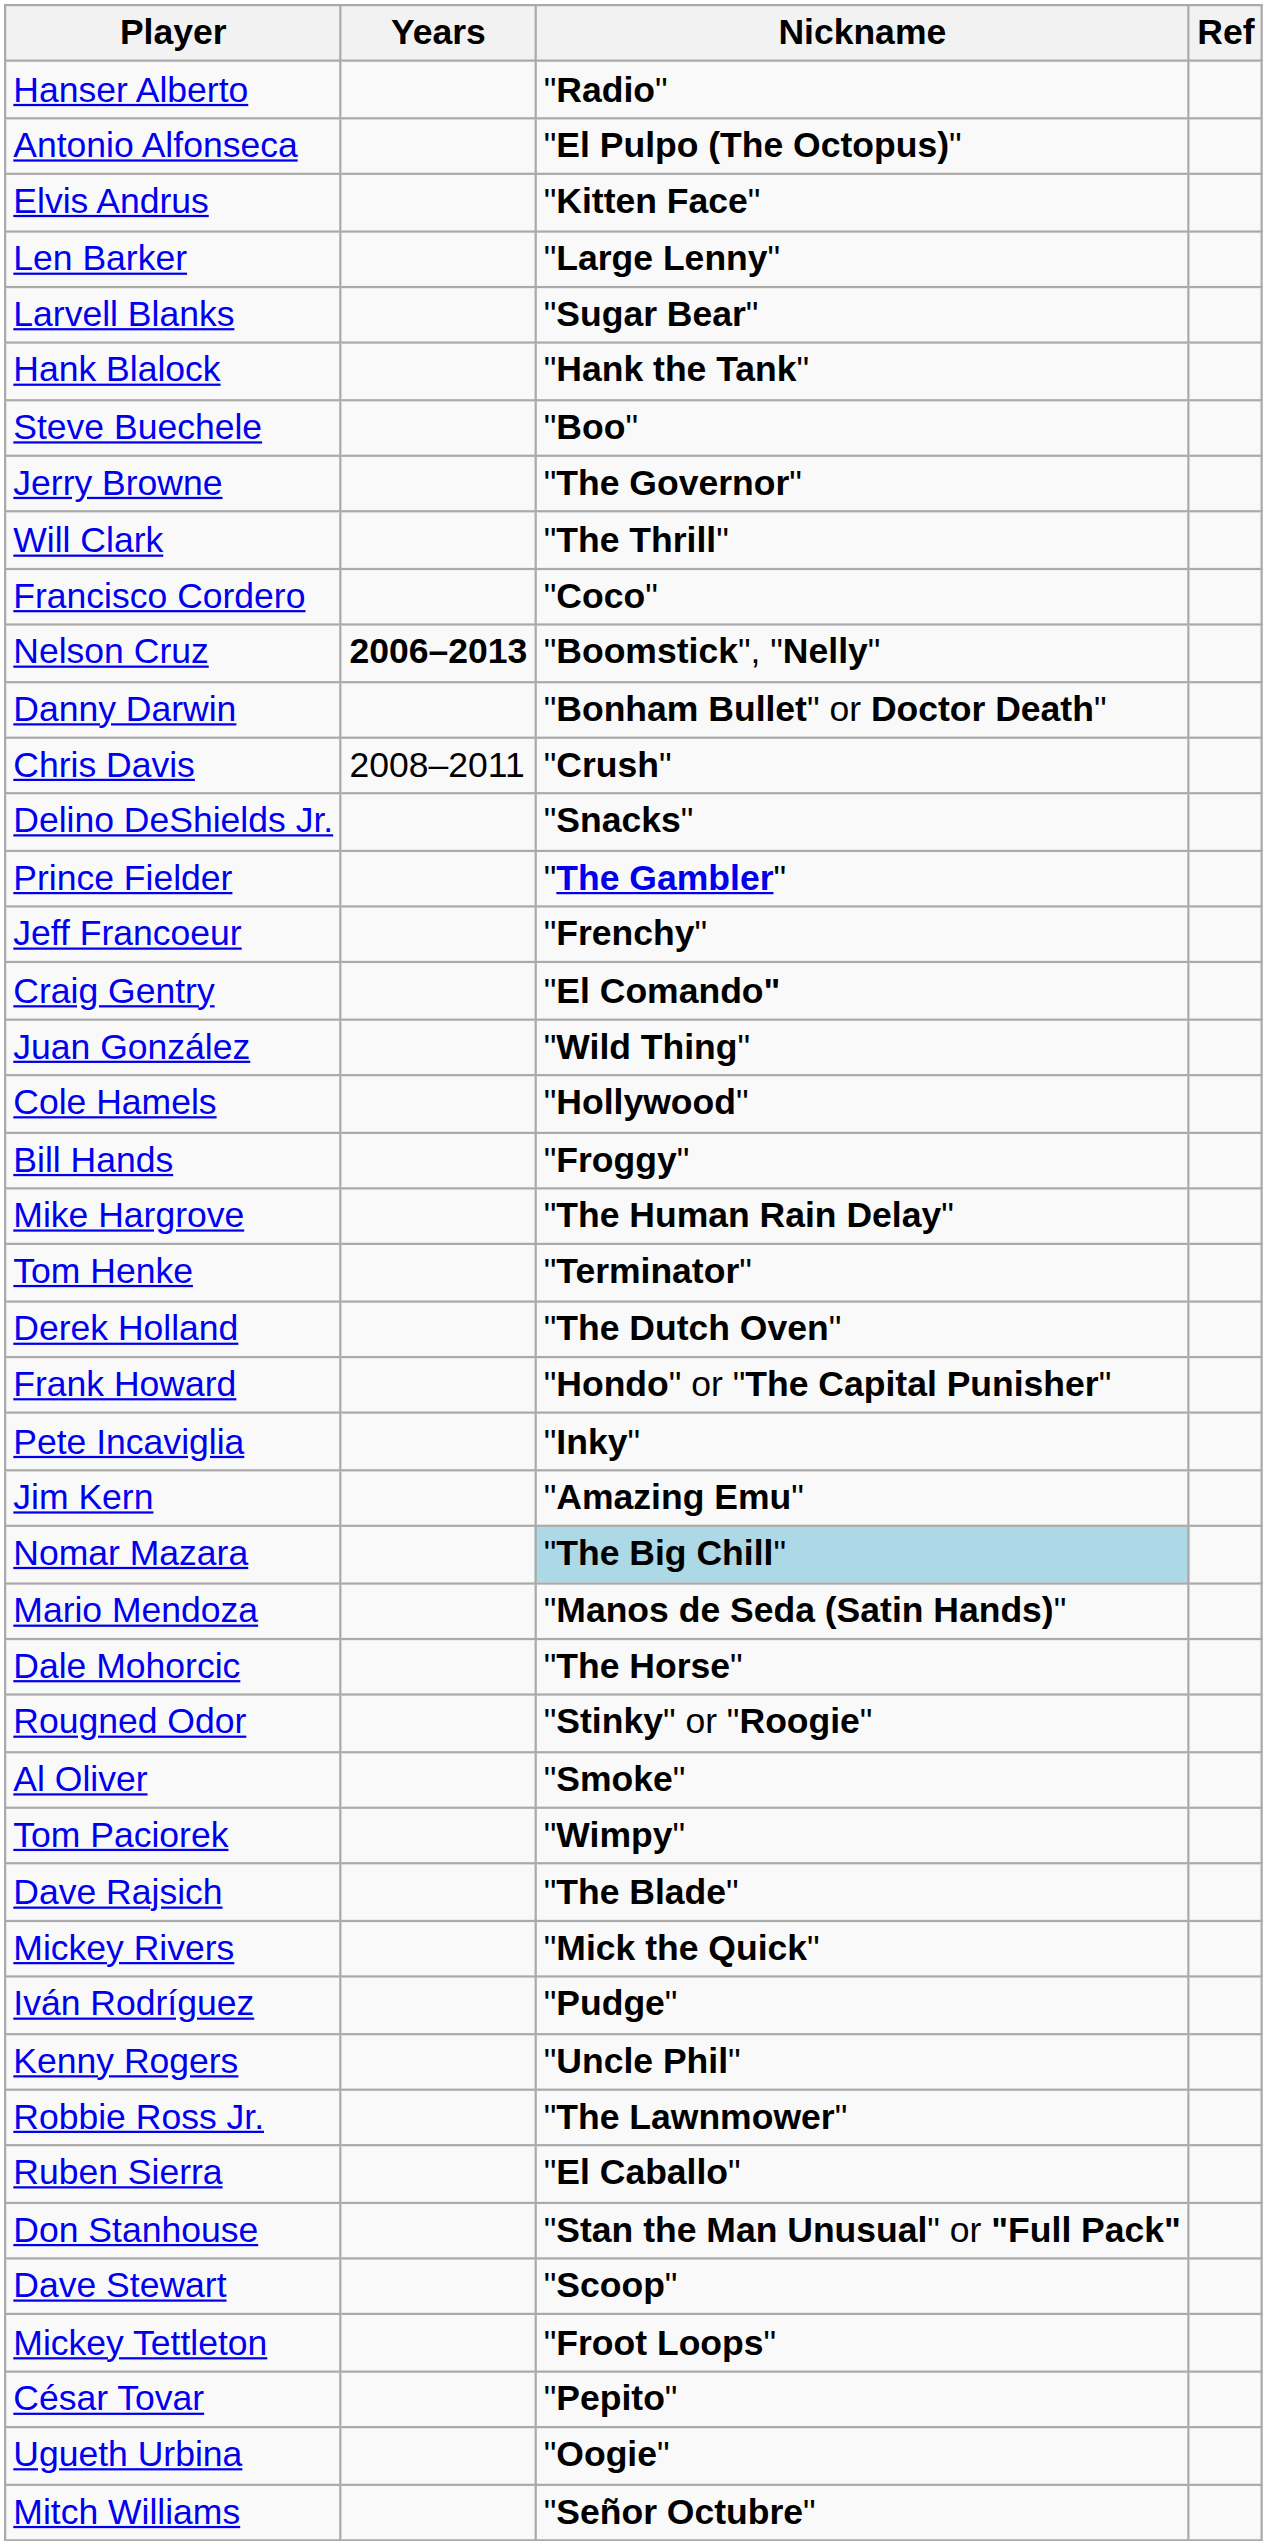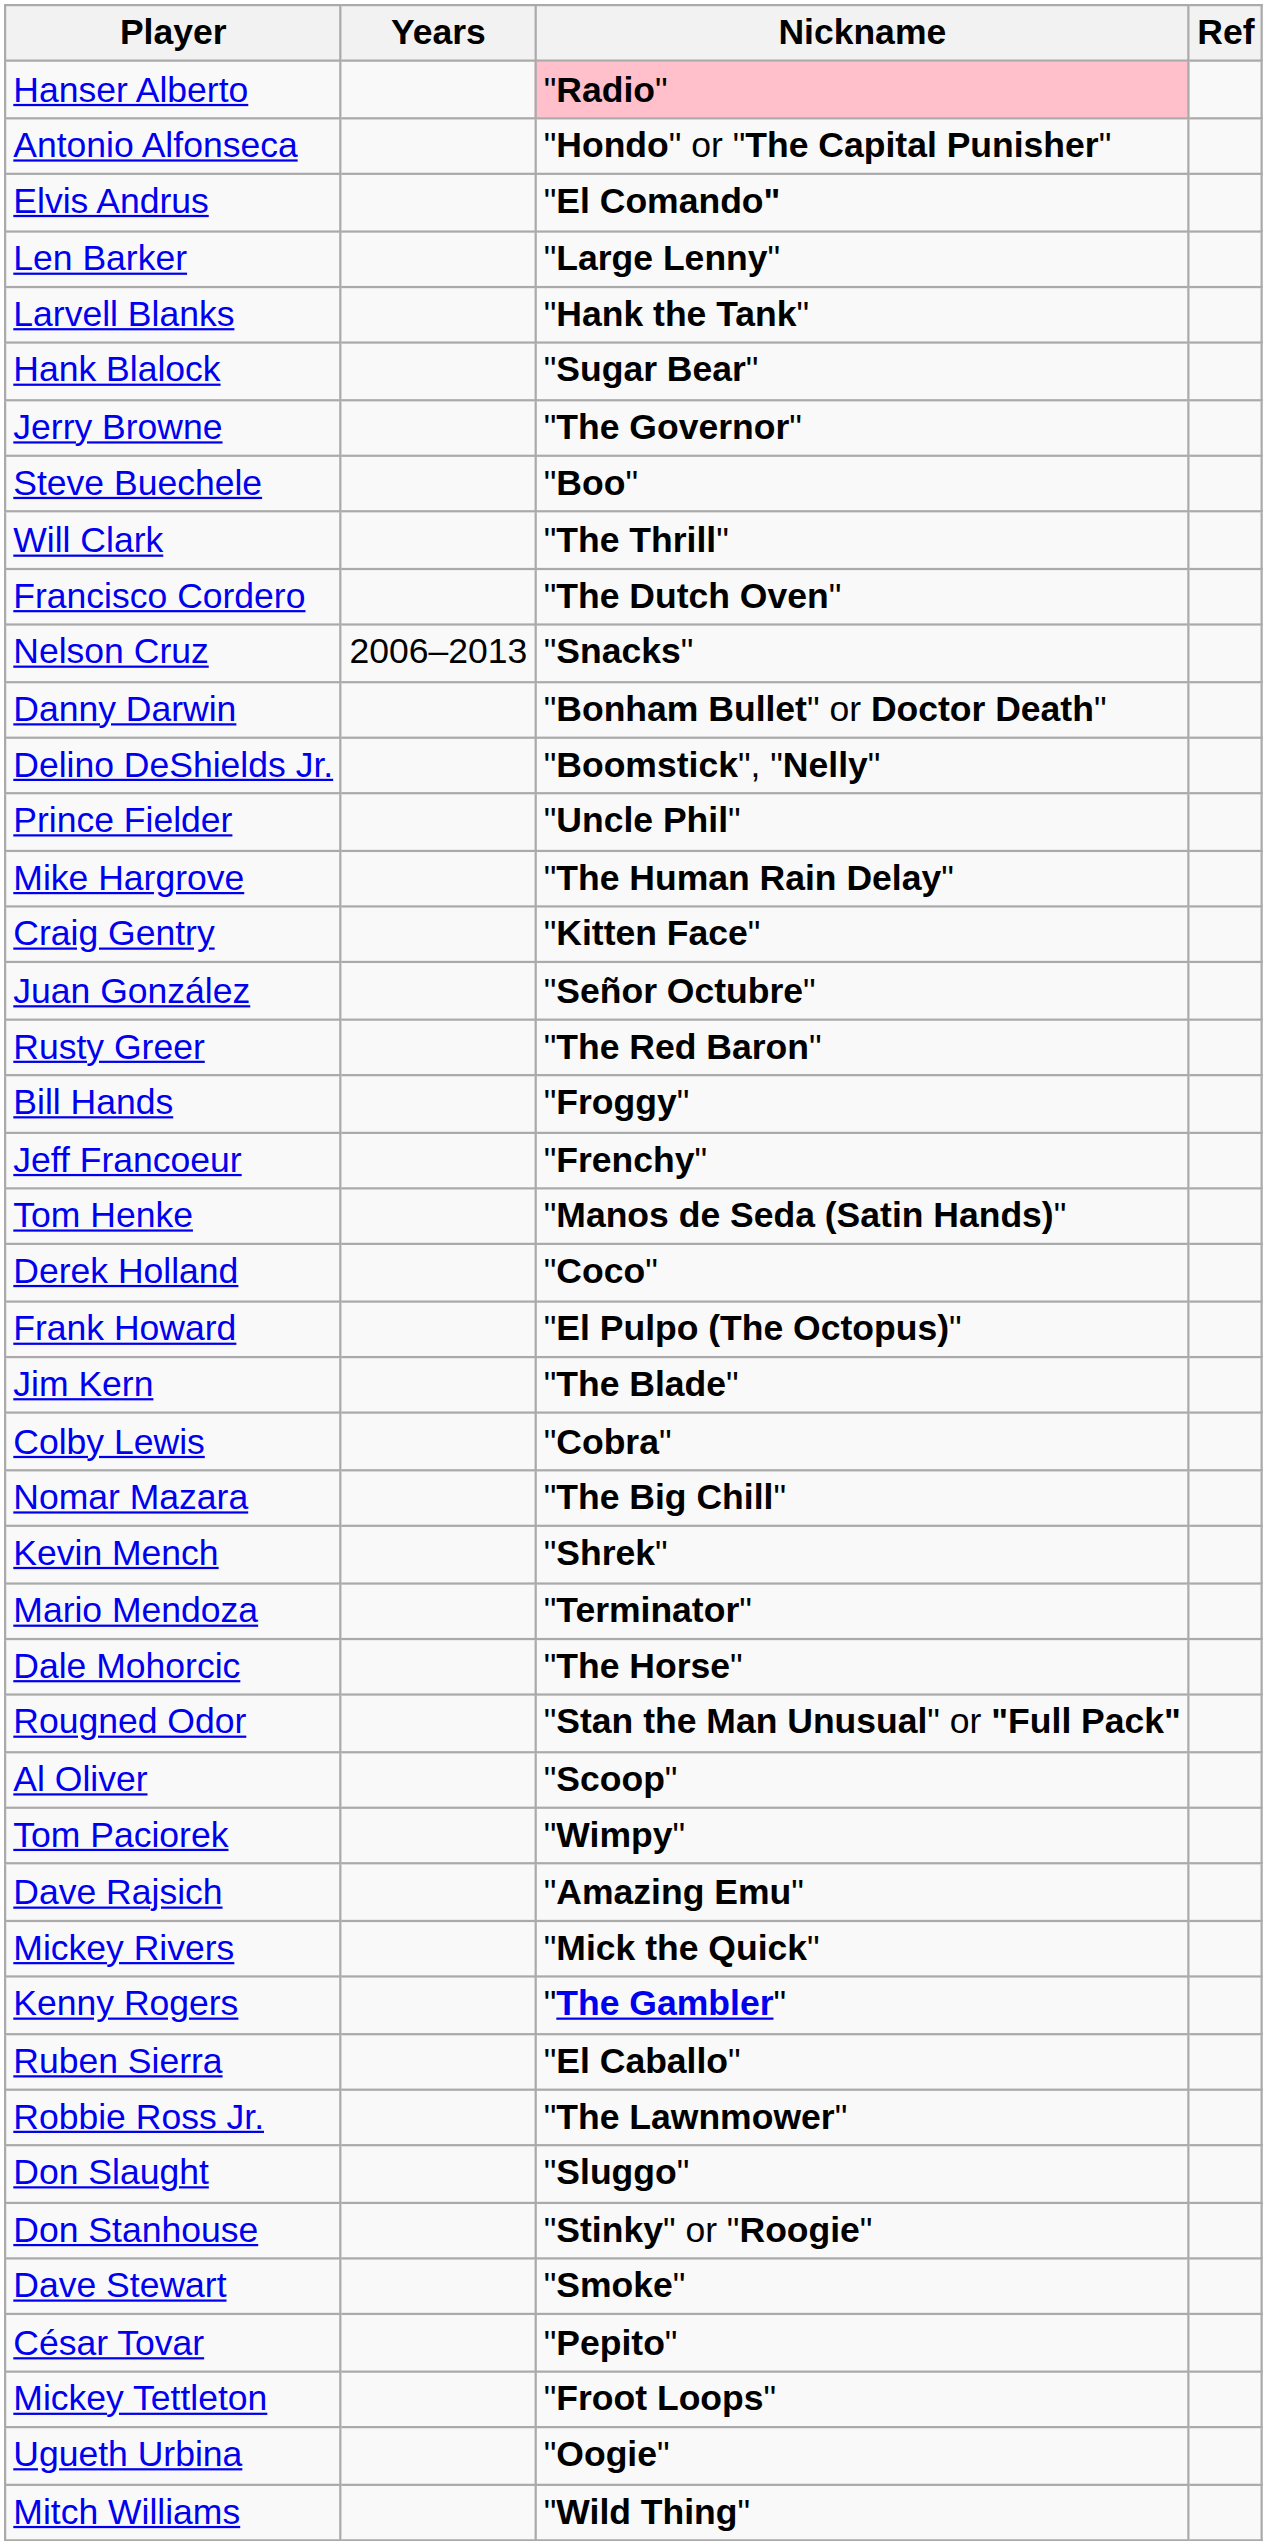(606, 88) no background -> (606, 88) pink background
(753, 145) "El Pulpo (The Octopus)" -> (827, 145) "Hondo" or "The Capital Punisher"
(652, 201) "Kitten Face" -> (662, 201) "El Comando"
(651, 314) "Sugar Bear" -> (676, 314) "Hank the Tank"
(676, 370) "Hank the Tank" -> (651, 370) "Sugar Bear"
rows swapped: (118, 483) <-> (138, 426)
(601, 595) "Coco" -> (693, 595) "The Dutch Oven"
(438, 652) bold -> (438, 652) normal
(712, 652) "Boomstick", "Nelly" -> (619, 652) "Snacks"
- row: (104, 764)
(619, 821) "Snacks" -> (712, 764) "Boomstick", "Nelly"
(665, 877) "The Gambler" -> (642, 821) "Uncle Phil"
rows swapped: (127, 933) <-> (129, 1215)
(662, 990) "El Comando" -> (652, 933) "Kitten Face"
(647, 1046) "Wild Thing" -> (680, 990) "Señor Octubre"
+ row: (109, 1046)
- row: (115, 1102)
(648, 1271) "Terminator" -> (805, 1215) "Manos de Seda (Satin Hands)"
(693, 1328) "The Dutch Oven" -> (601, 1271) "Coco"
(827, 1384) "Hondo" or "The Capital Punisher" -> (753, 1328) "El Pulpo (The Octopus)"
- row: (129, 1440)
(674, 1497) "Amazing Emu" -> (641, 1384) "The Blade"
+ row: (109, 1440)
(665, 1553) lightblue background -> (665, 1497) no background
+ row: (116, 1553)
(805, 1609) "Manos de Seda (Satin Hands)" -> (648, 1609) "Terminator"
(708, 1722) "Stinky" or "Roogie" -> (862, 1722) "Stan the Man Unusual" or "Full Pack"
(615, 1778) "Smoke" -> (611, 1778) "Scoop"
(641, 1891) "The Blade" -> (674, 1891) "Amazing Emu"
- row: (134, 2004)
(642, 2060) "Uncle Phil" -> (665, 2004) "The Gambler"
rows swapped: (139, 2116) <-> (118, 2173)
+ row: (111, 2173)
(862, 2229) "Stan the Man Unusual" or "Full Pack" -> (708, 2229) "Stinky" or "Roogie"
(611, 2285) "Scoop" -> (615, 2285) "Smoke"
rows swapped: (140, 2342) <-> (109, 2398)
(680, 2511) "Señor Octubre" -> (647, 2511) "Wild Thing"
